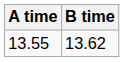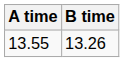(85, 43) 13.62 -> (85, 43) 13.26
